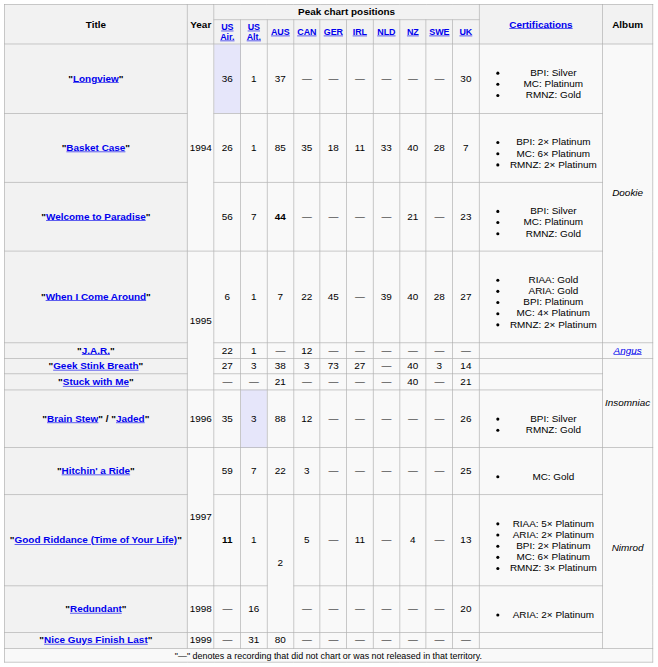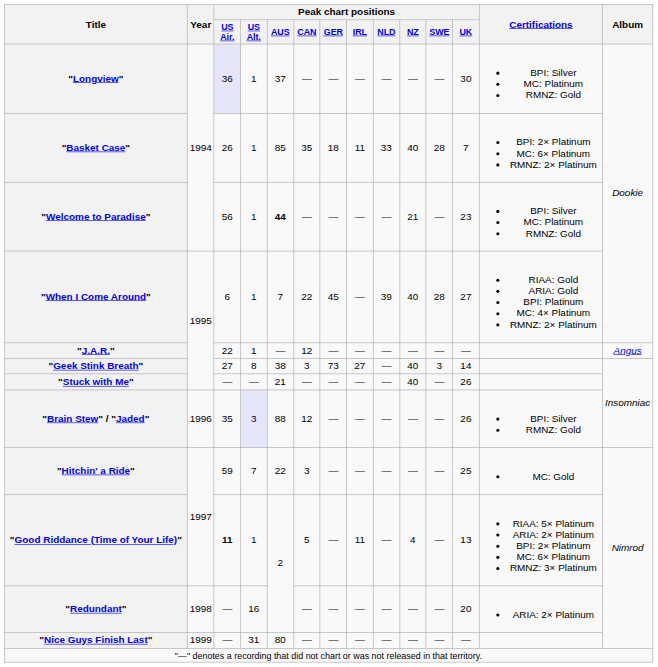(254, 216) 7 -> (254, 216) 1
(254, 366) 3 -> (254, 366) 8
(466, 382) 21 -> (466, 382) 26
